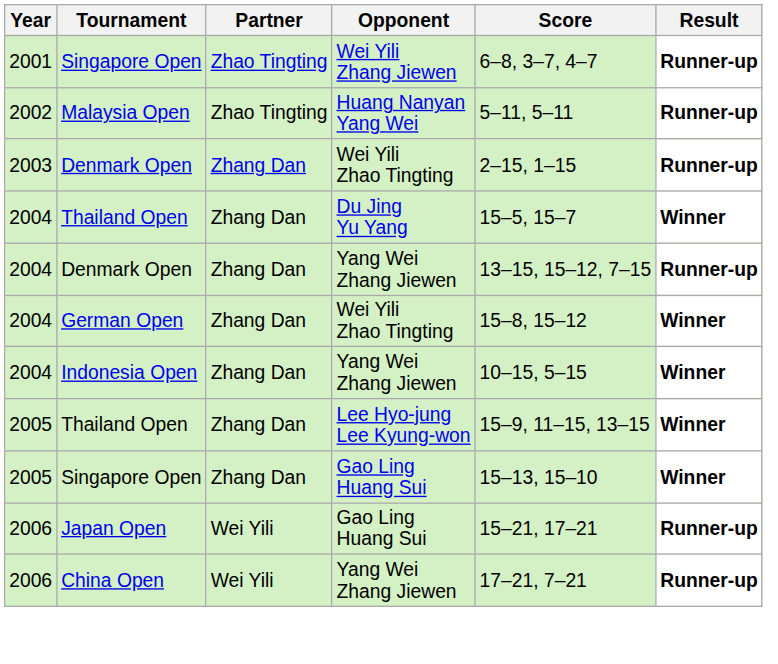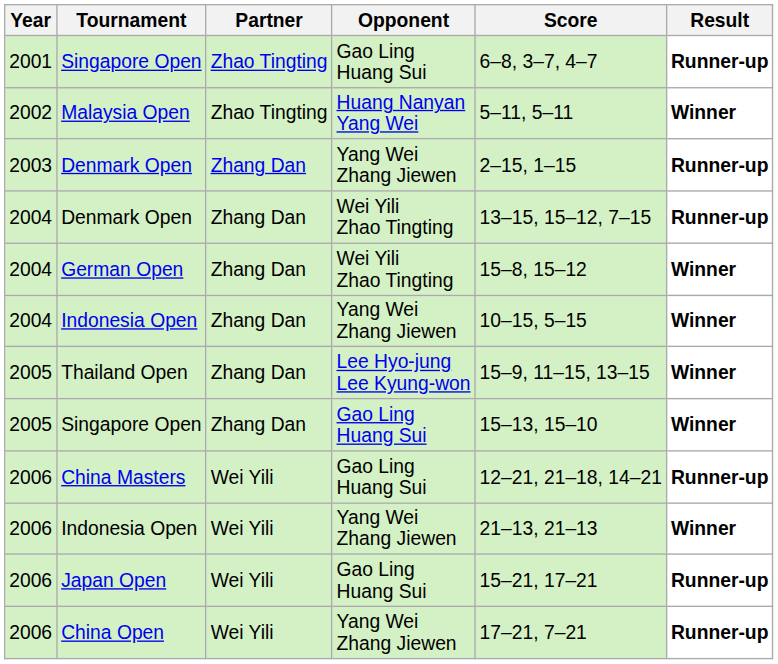(397, 62) Wei Yili Zhang Jiewen -> (382, 62) Gao Ling Huang Sui
(709, 113) Runner-up -> (704, 113) Winner
(395, 165) Wei Yili Zhao Tingting -> (397, 165) Yang Wei Zhang Jiewen
- row: (31, 217)
(397, 269) Yang Wei Zhang Jiewen -> (395, 217) Wei Yili Zhao Tingting
+ row: (31, 477)
+ row: (31, 529)
